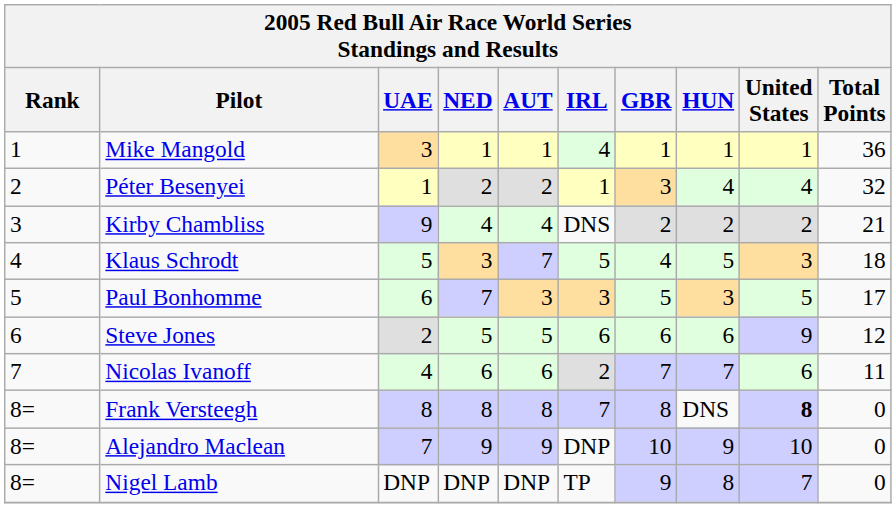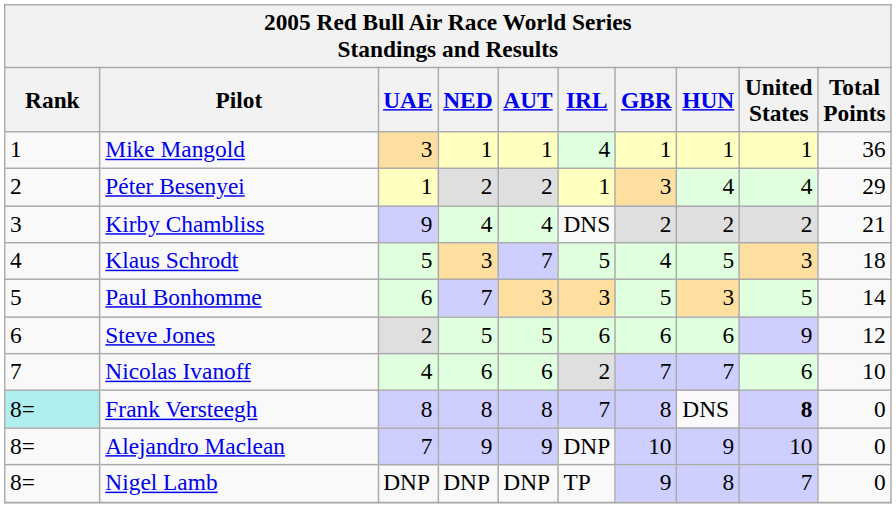(874, 186) 32 -> (874, 186) 29
(874, 297) 17 -> (874, 297) 14
(874, 371) 11 -> (874, 371) 10
(23, 409) no background -> (23, 409) paleturquoise background
